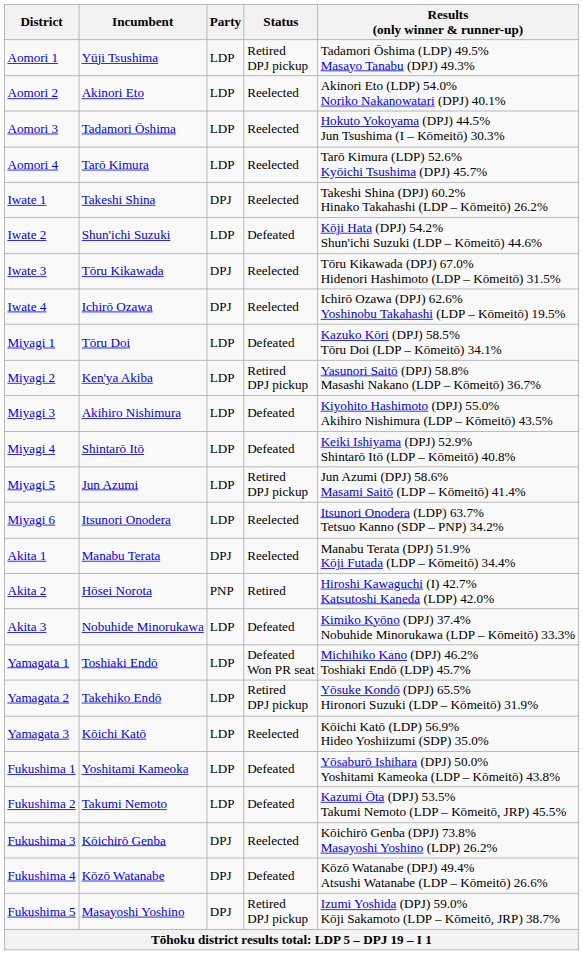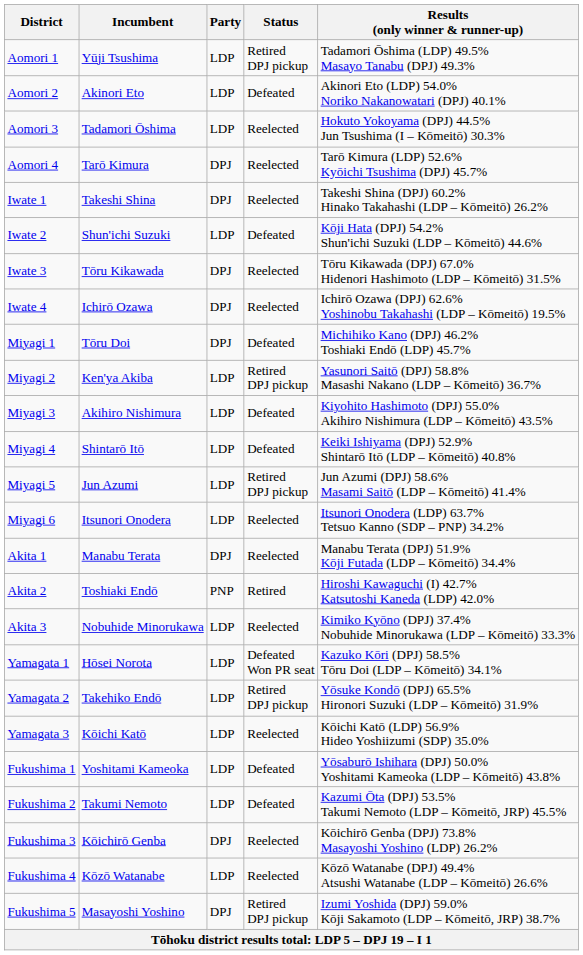(273, 93) Reelected -> (271, 93) Defeated
(222, 164) LDP -> (221, 164) DPJ
(222, 342) LDP -> (221, 342) DPJ
(411, 342) Kazuko Kōri (DPJ) 58.5% Tōru Doi (LDP – Kōmeitō) 34.1% -> (399, 342) Michihiko Kano (DPJ) 46.2% Toshiaki Endō (LDP) 45.7%
(117, 591) Hōsei Norota -> (120, 591) Toshiaki Endō
(271, 626) Defeated -> (273, 626) Reelected
(120, 662) Toshiaki Endō -> (117, 662) Hōsei Norota
(399, 662) Michihiko Kano (DPJ) 46.2% Toshiaki Endō (LDP) 45.7% -> (411, 662) Kazuko Kōri (DPJ) 58.5% Tōru Doi (LDP – Kōmeitō) 34.1%
(221, 875) DPJ -> (222, 875) LDP
(271, 875) Defeated -> (273, 875) Reelected
